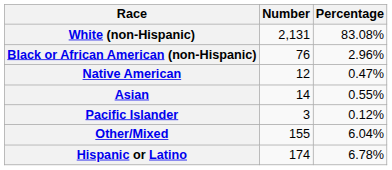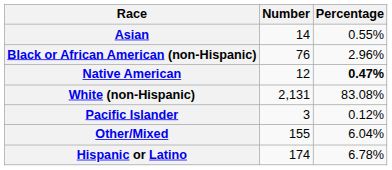rows swapped: (132, 34) <-> (132, 94)
(366, 74) normal -> (366, 74) bold
